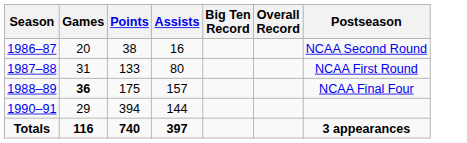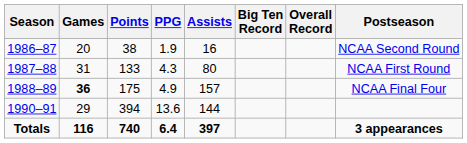+ column: (168, 22)
